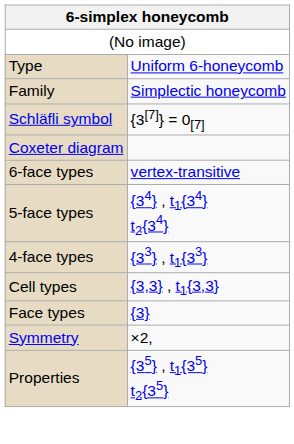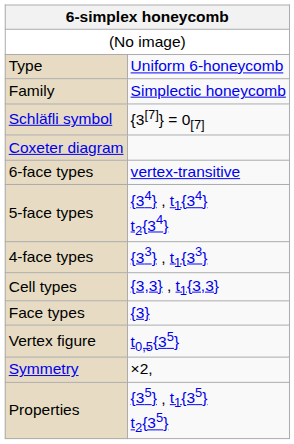+ row: (52, 341)
